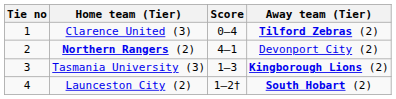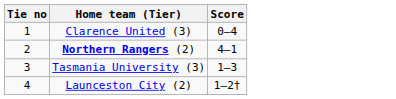- column: (319, 13)
